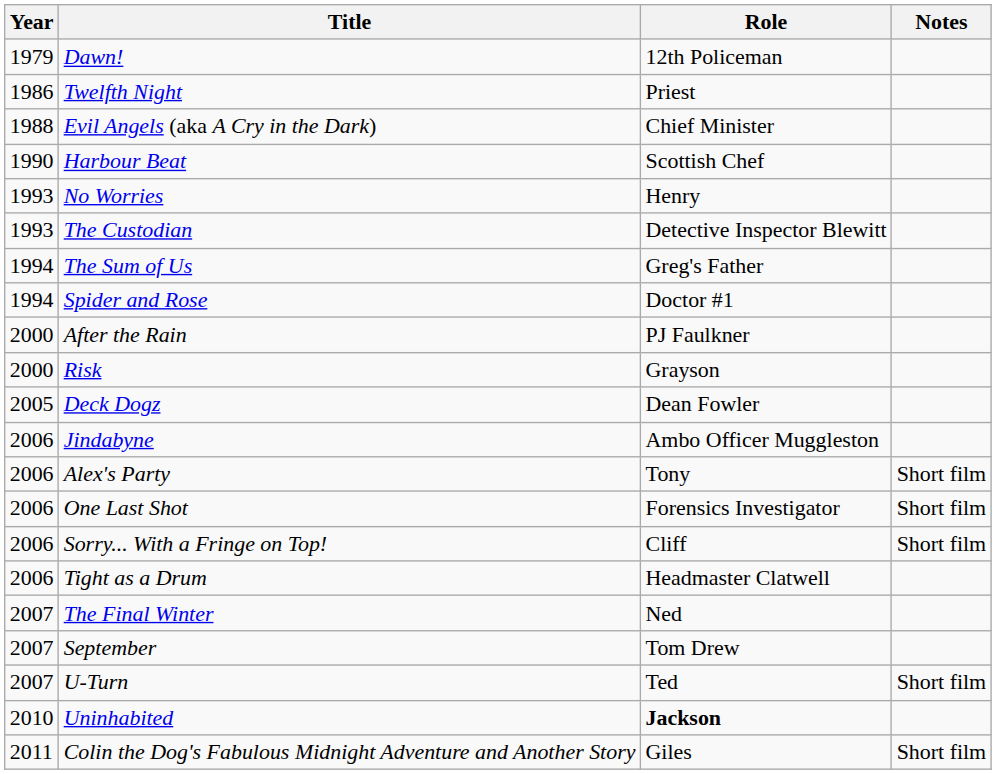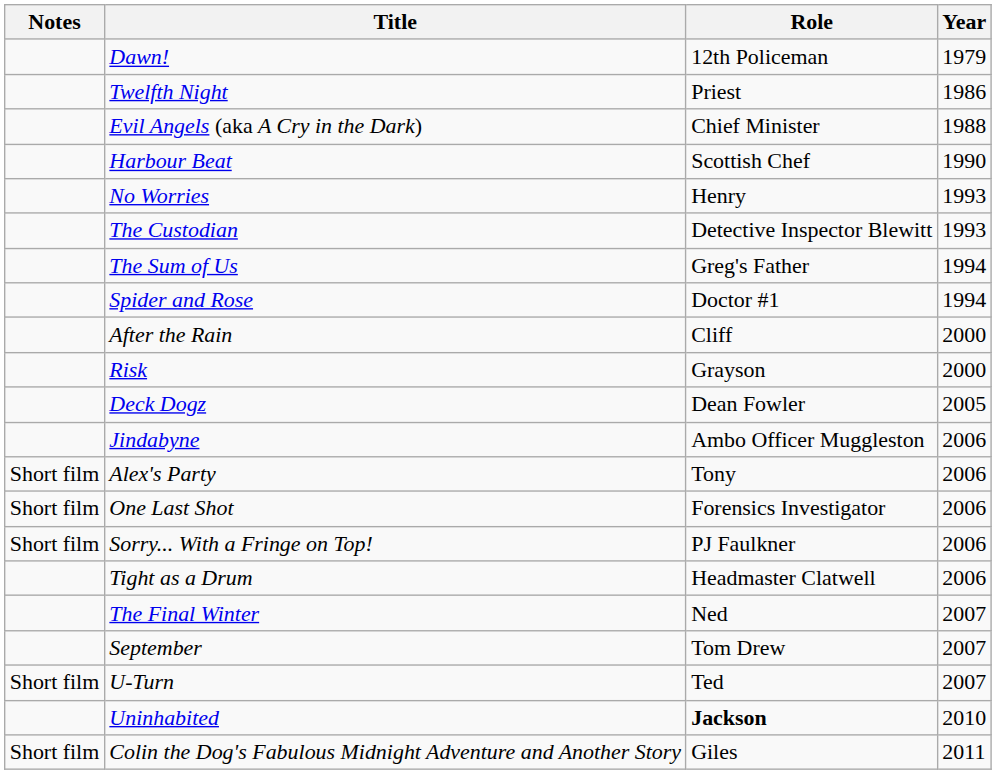columns swapped: (32, 21) <-> (941, 21)
(698, 334) PJ Faulkner -> (712, 334) Cliff
(666, 543) Cliff -> (743, 543) PJ Faulkner
